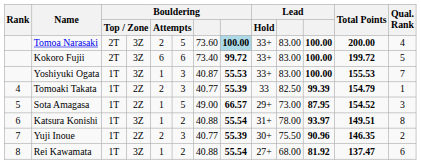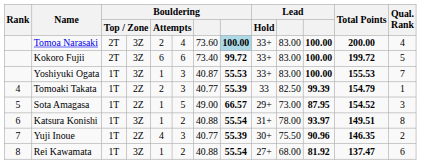(183, 43) 5 -> (183, 43) 4
(161, 136) 2 -> (161, 136) 4
